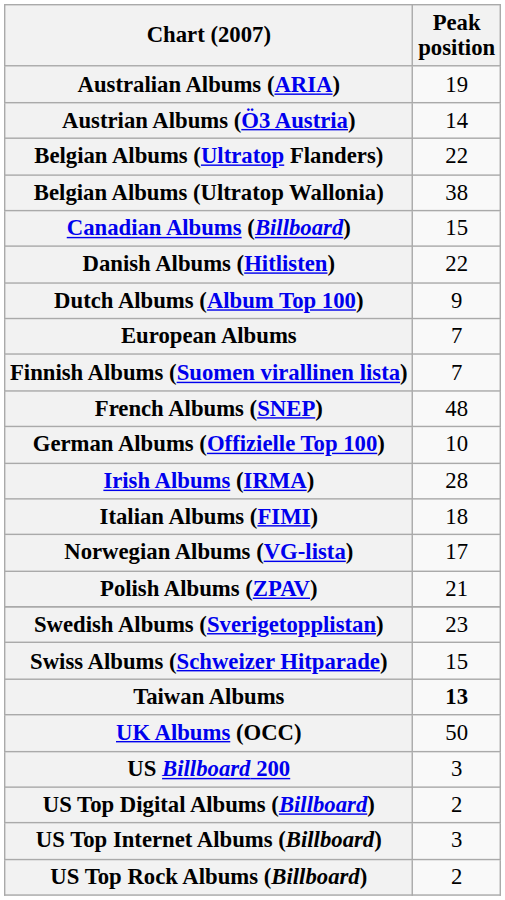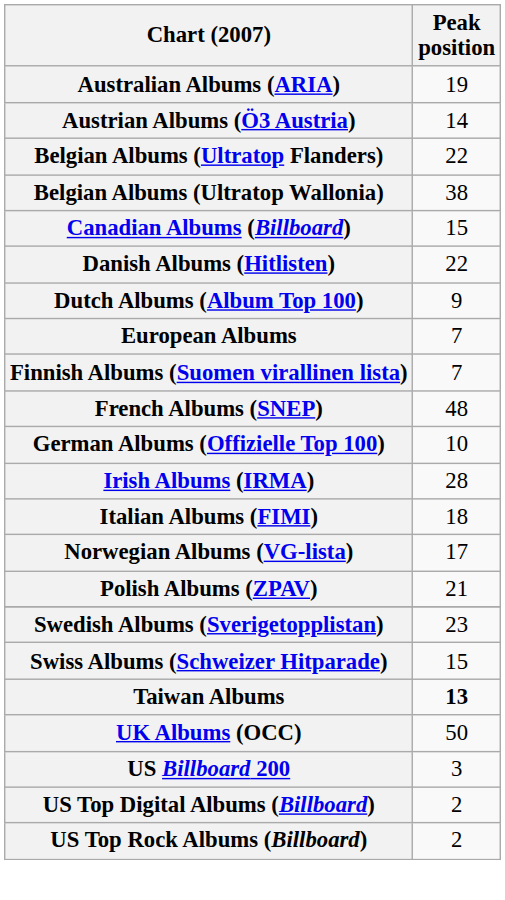- row: (209, 840)
